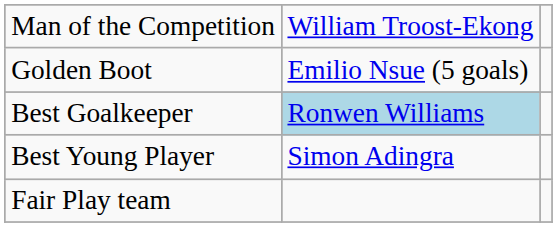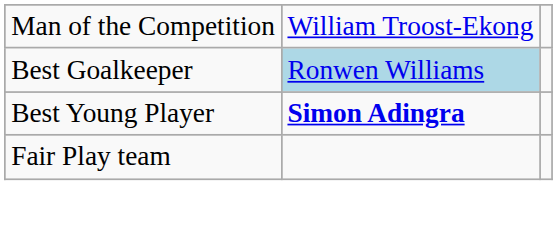- row: (81, 69)
(371, 156) normal -> (376, 112) bold
